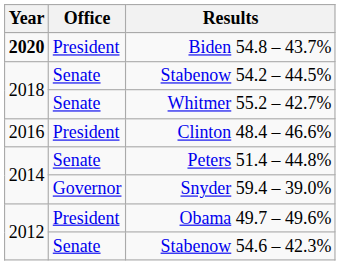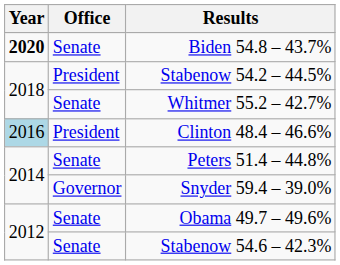(86, 47) President -> (77, 47) Senate
(77, 75) Senate -> (86, 75) President
(27, 132) no background -> (27, 132) lightblue background
(86, 217) President -> (77, 217) Senate
